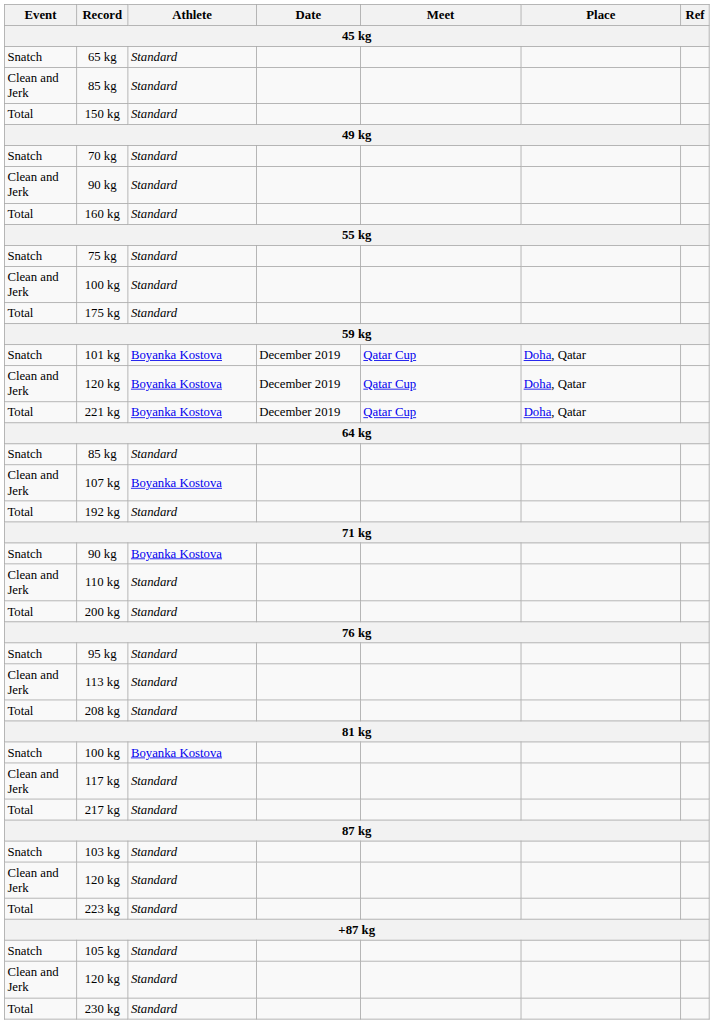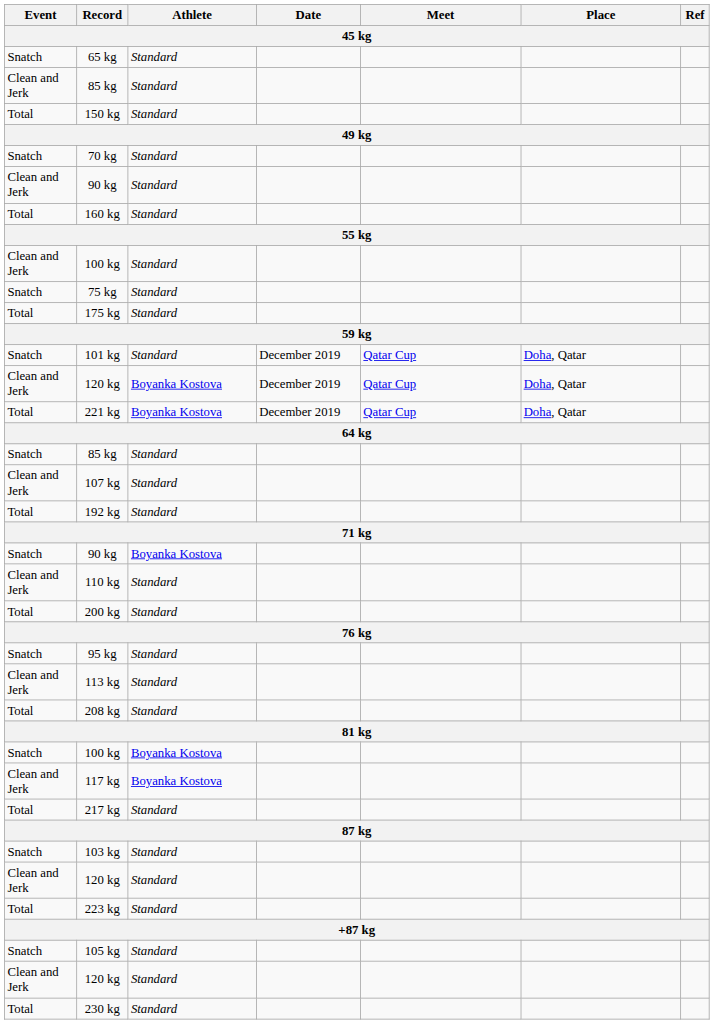rows swapped: (25, 255) <-> (33, 284)
(176, 355) Boyanka Kostova -> (154, 355) Standard
(176, 483) Boyanka Kostova -> (154, 483) Standard
(154, 781) Standard -> (176, 781) Boyanka Kostova
